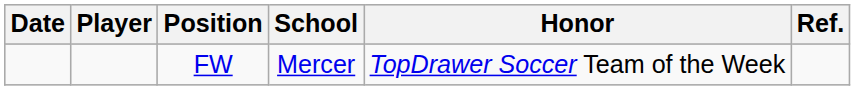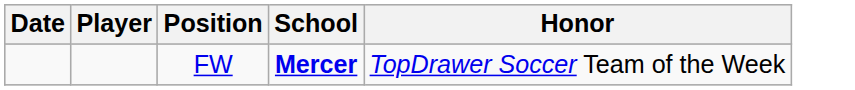- column: (821, 24)
(316, 64) normal -> (316, 64) bold
